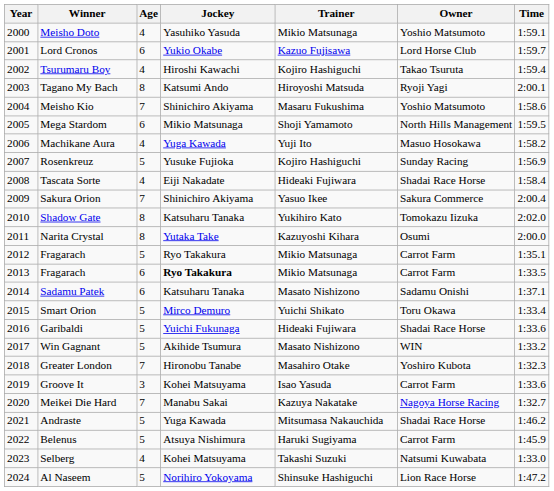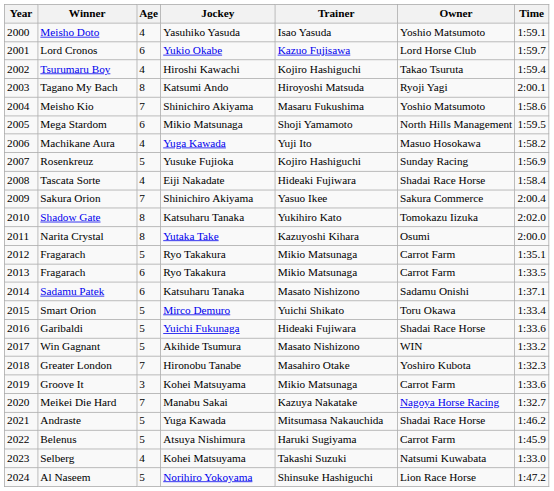(317, 32) Mikio Matsunaga -> (304, 32) Isao Yasuda
(197, 273) bold -> (194, 273) normal
(304, 384) Isao Yasuda -> (317, 384) Mikio Matsunaga
